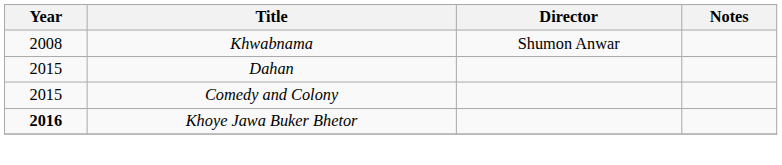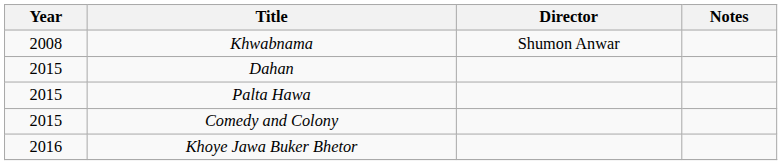+ row: (272, 95)
(46, 120) bold -> (46, 146) normal
